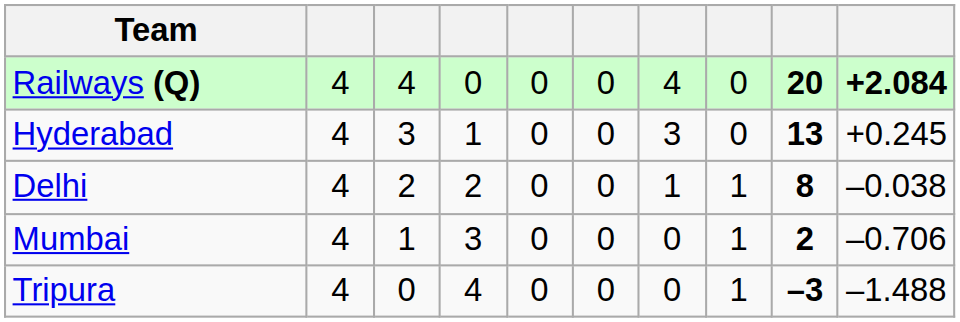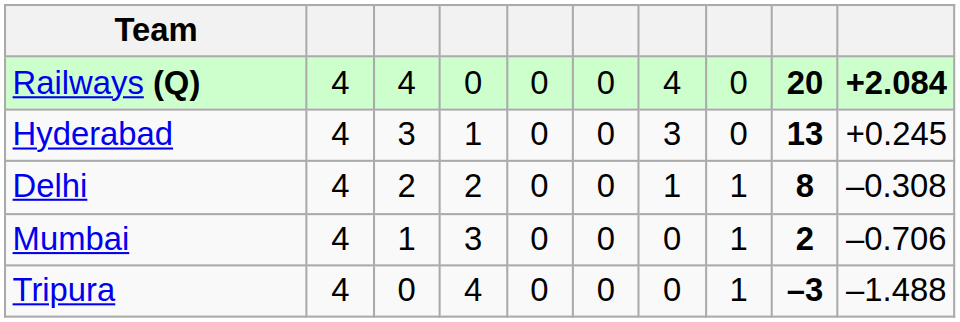(896, 186) –0.038 -> (896, 186) –0.308
